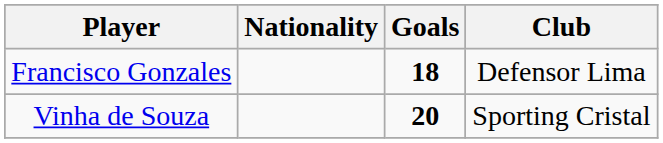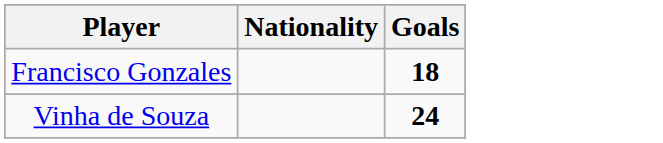- column: (561, 26)
(425, 115) 20 -> (425, 115) 24
